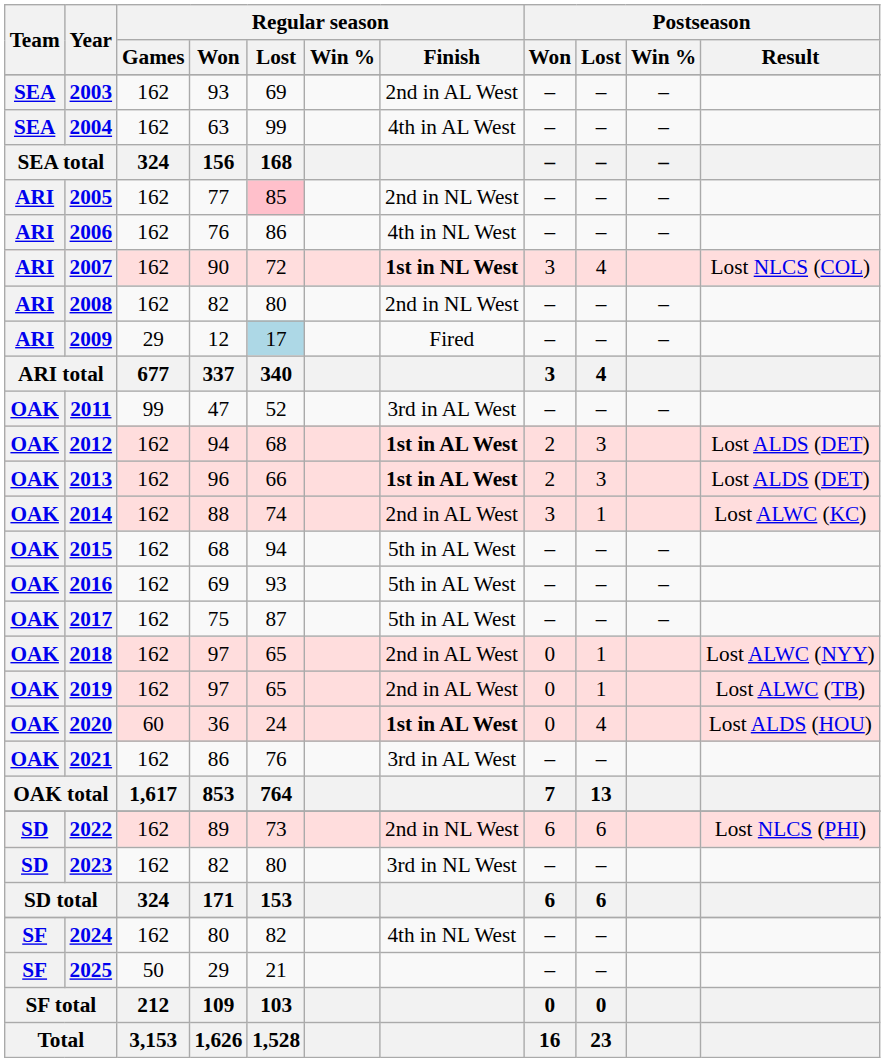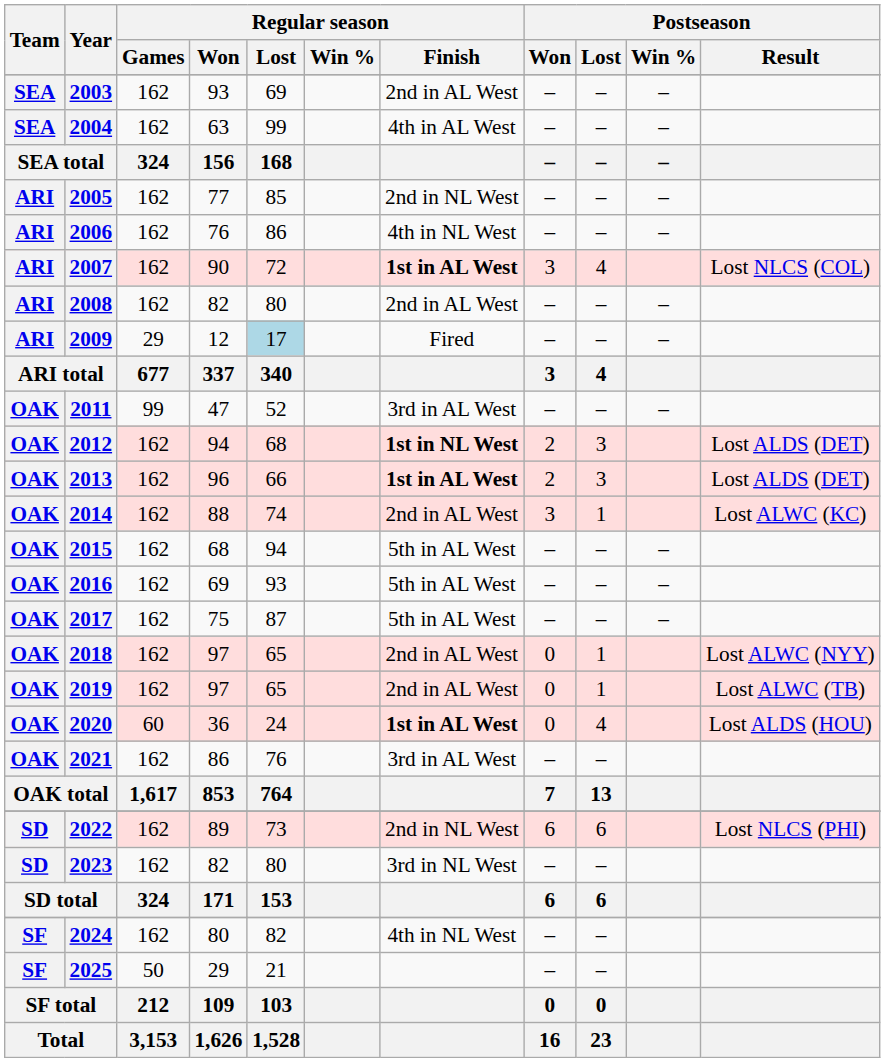(276, 197) pink background -> (276, 197) no background
(452, 267) 1st in NL West -> (452, 267) 1st in AL West
(452, 302) 2nd in NL West -> (452, 302) 2nd in AL West
(452, 443) 1st in AL West -> (452, 443) 1st in NL West
